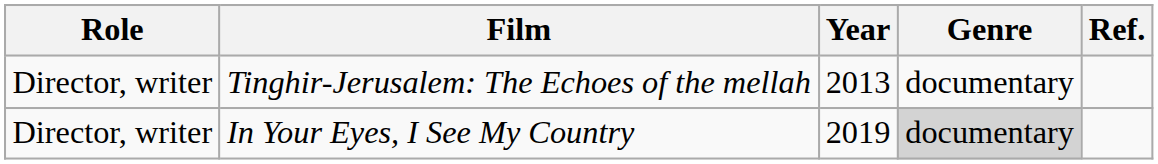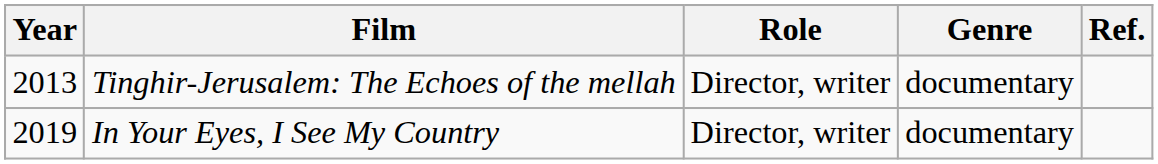columns swapped: (858, 30) <-> (112, 30)
(990, 132) lightgrey background -> (990, 132) no background
